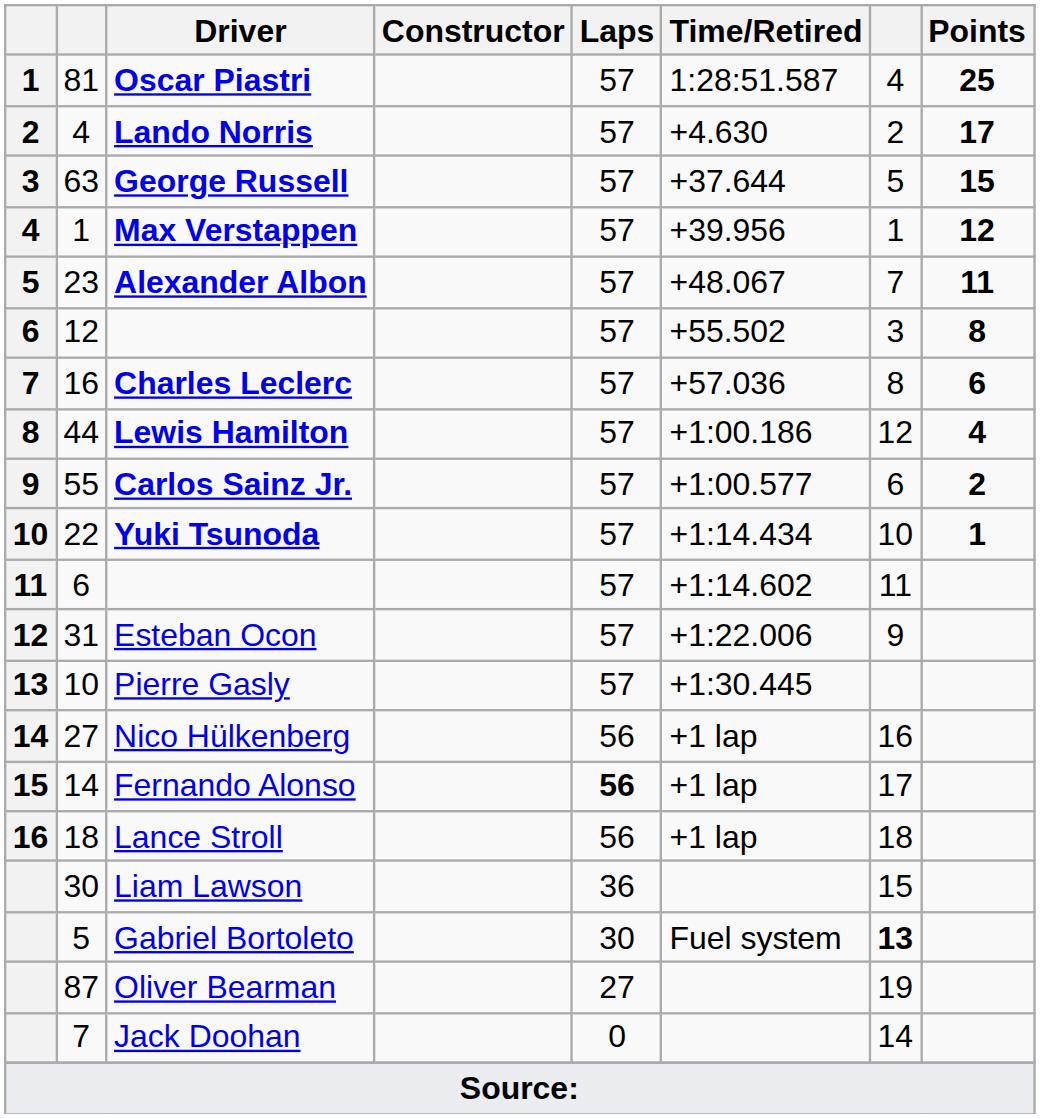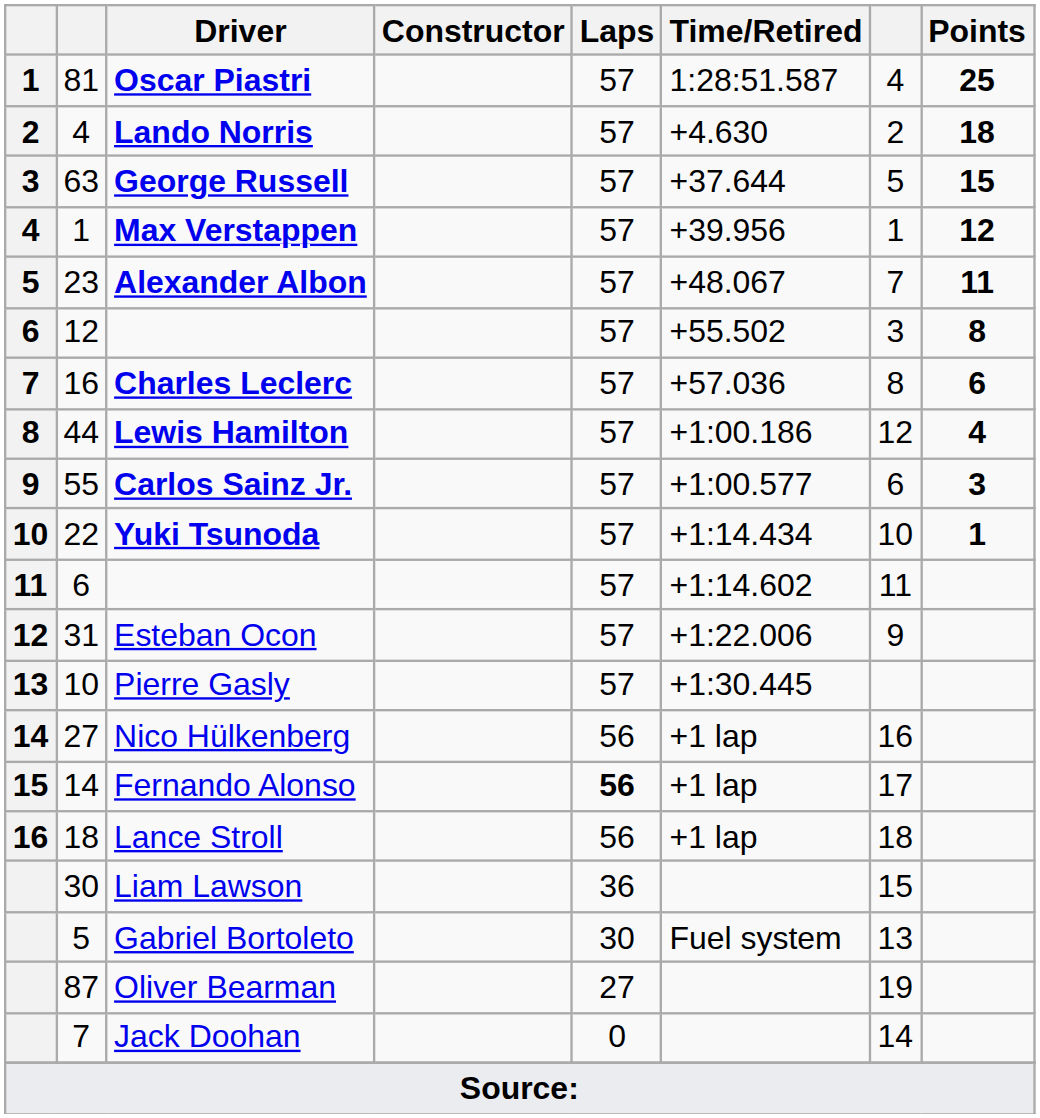(977, 131) 17 -> (977, 131) 18
(977, 483) 2 -> (977, 483) 3
(895, 937) bold -> (895, 937) normal
